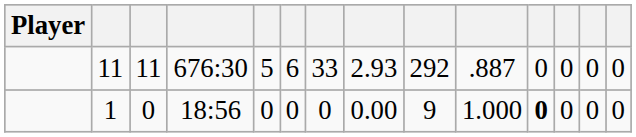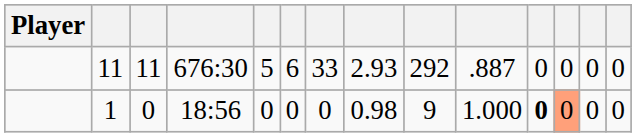(374, 110) 0.00 -> (374, 110) 0.98
(567, 110) no background -> (567, 110) lightsalmon background
